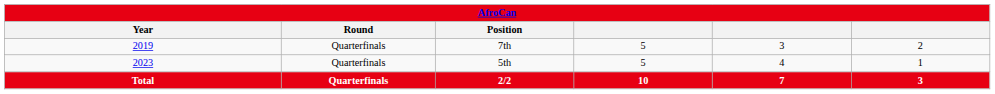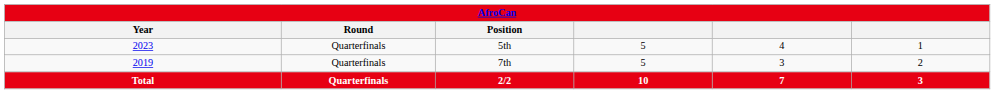rows swapped: (505, 47) <-> (505, 63)
